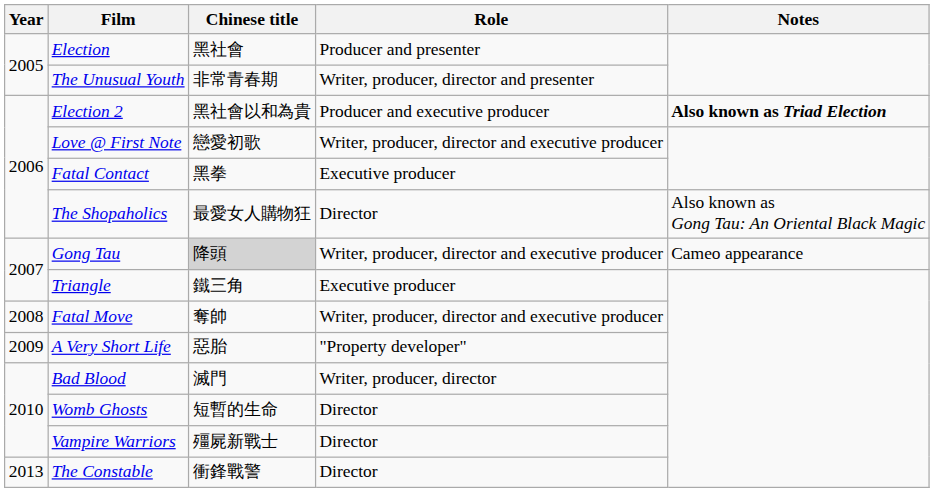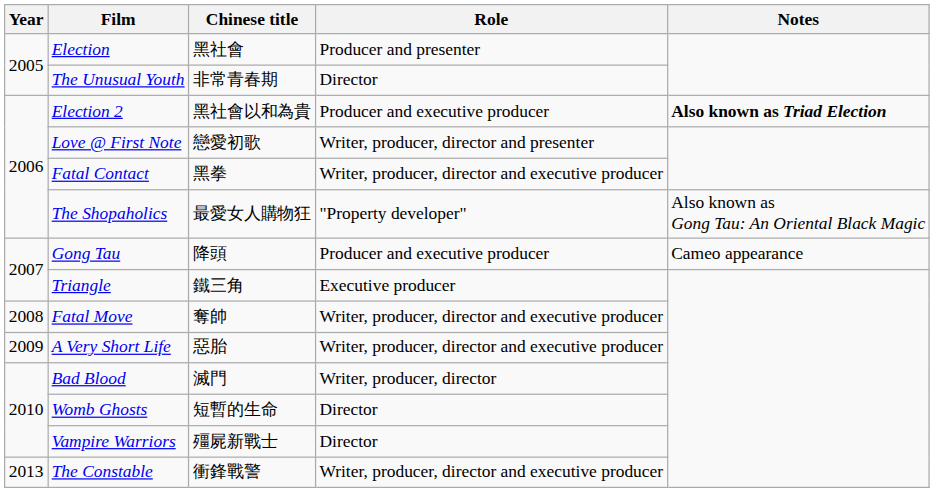(457, 80) Writer, producer, director and presenter -> (349, 80) Director
(491, 142) Writer, producer, director and executive producer -> (457, 142) Writer, producer, director and presenter
(387, 173) Executive producer -> (491, 173) Writer, producer, director and executive producer
(349, 214) Director -> (393, 214) "Property developer"
(210, 254) lightgrey background -> (210, 254) no background
(491, 254) Writer, producer, director and executive producer -> (434, 254) Producer and executive producer
(393, 347) "Property developer" -> (491, 347) Writer, producer, director and executive producer
(349, 472) Director -> (491, 472) Writer, producer, director and executive producer
